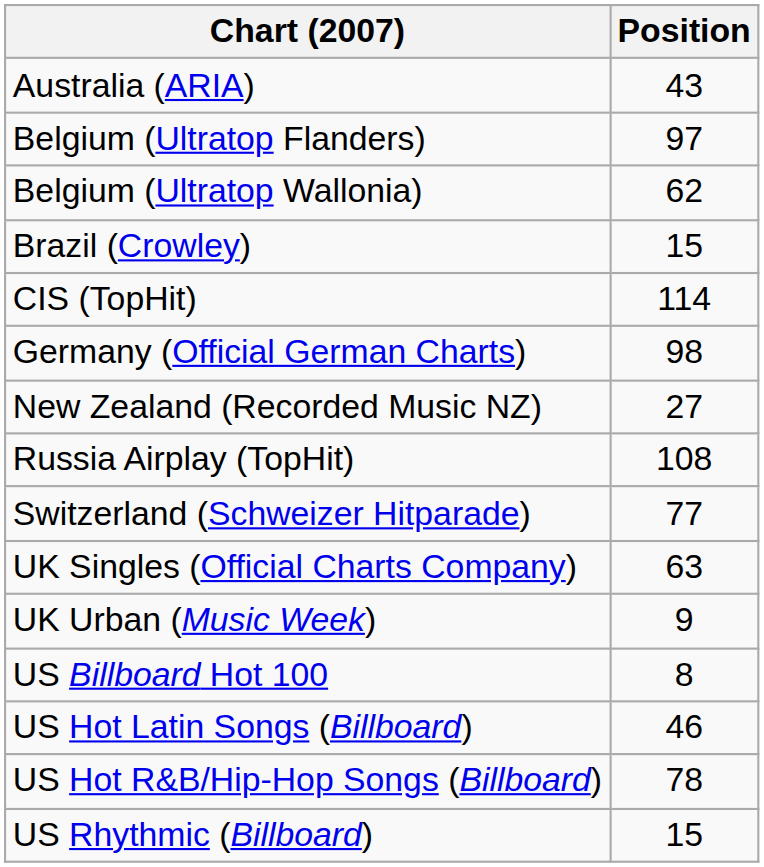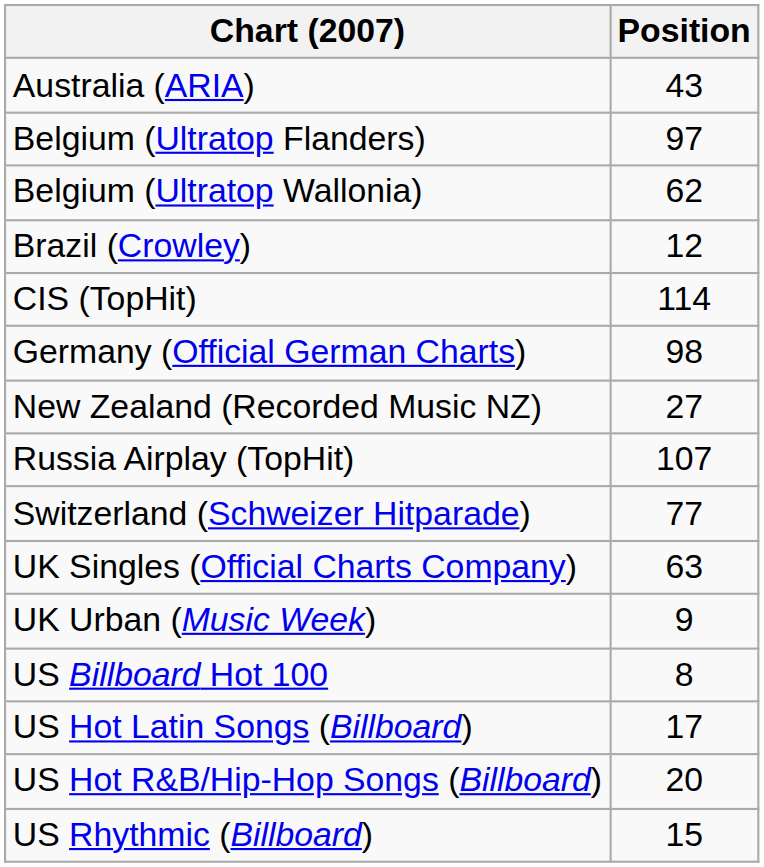(684, 245) 15 -> (684, 245) 12
(684, 459) 108 -> (684, 459) 107
(684, 727) 46 -> (684, 727) 17
(684, 780) 78 -> (684, 780) 20
